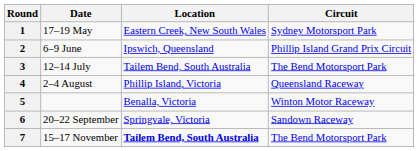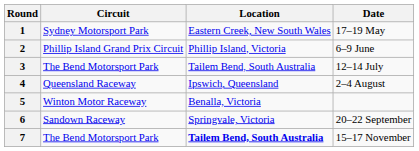columns swapped: (341, 12) <-> (81, 12)
(169, 48) Ipswich, Queensland -> (237, 48) Phillip Island, Victoria
(172, 83) Phillip Island, Victoria -> (233, 83) Ipswich, Queensland
